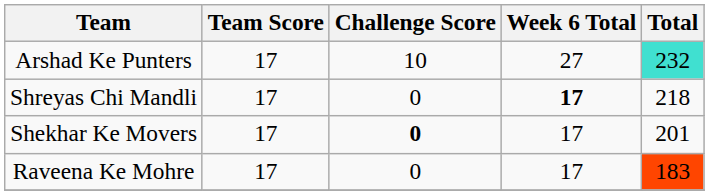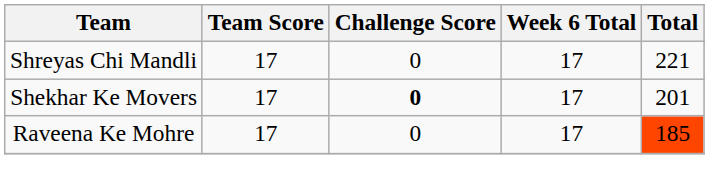- row: (104, 60)
(571, 97) bold -> (571, 60) normal
(673, 97) 218 -> (673, 60) 221
(673, 171) 183 -> (673, 134) 185
